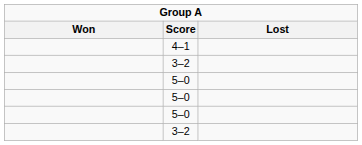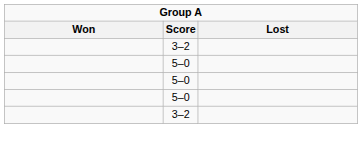- row: (84, 47)
